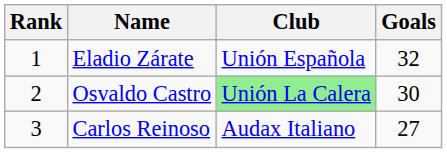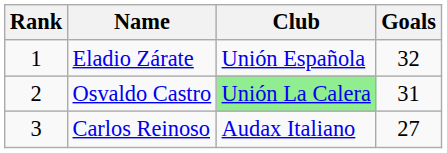(409, 93) 30 -> (409, 93) 31
